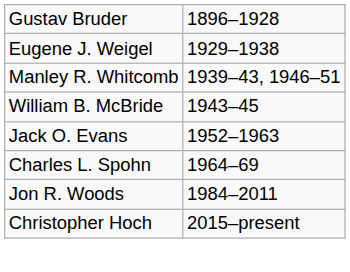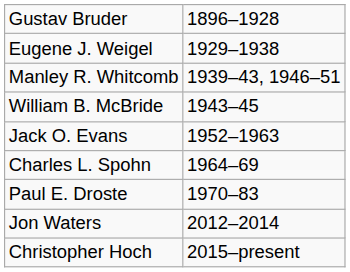+ row: (68, 194)
- row: (66, 194)
+ row: (55, 223)
